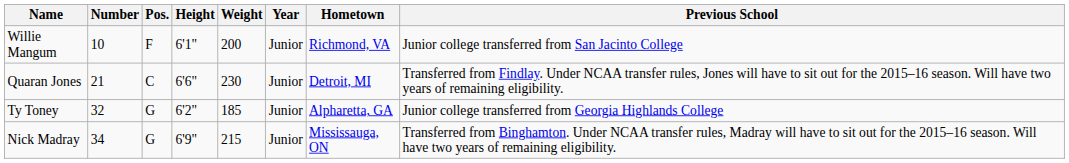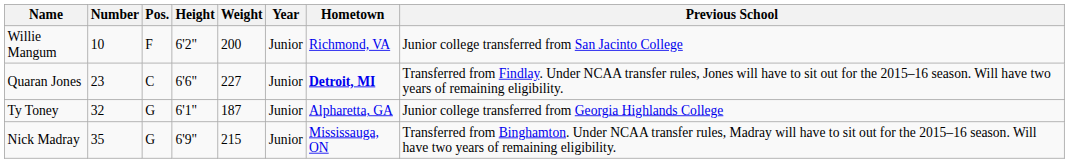(186, 44) 6'1" -> (186, 44) 6'2"
(98, 81) 21 -> (98, 81) 23
(231, 81) 230 -> (231, 81) 227
(340, 81) normal -> (342, 81) bold
(186, 110) 6'2" -> (186, 110) 6'1"
(231, 110) 185 -> (231, 110) 187
(98, 139) 34 -> (98, 139) 35
